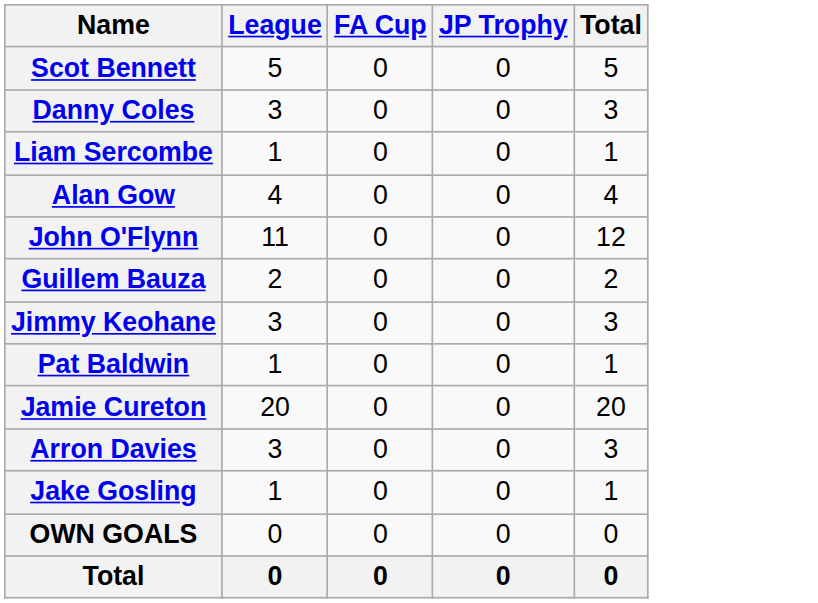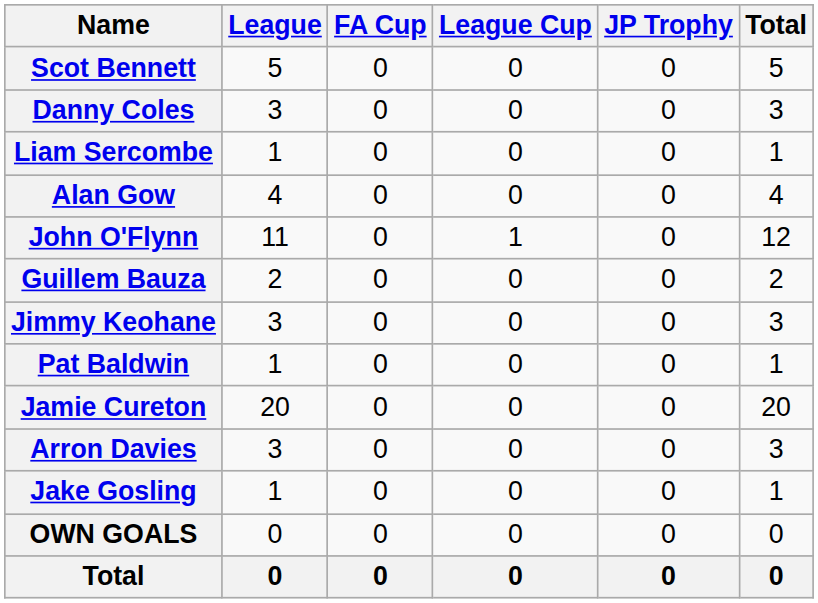+ column: (515, 25)
